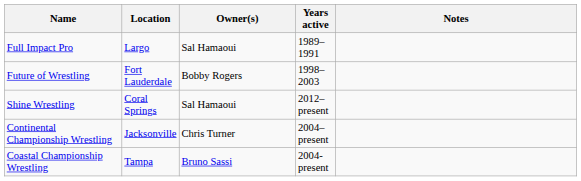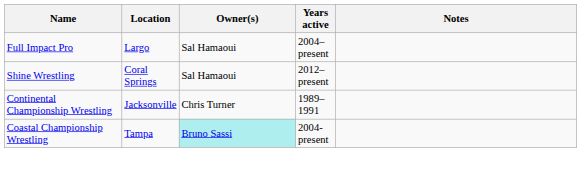(311, 47) 1989–1991 -> (313, 47) 2004–present
- row: (48, 76)
(313, 133) 2004–present -> (311, 104) 1989–1991
(207, 161) no background -> (207, 133) paleturquoise background
